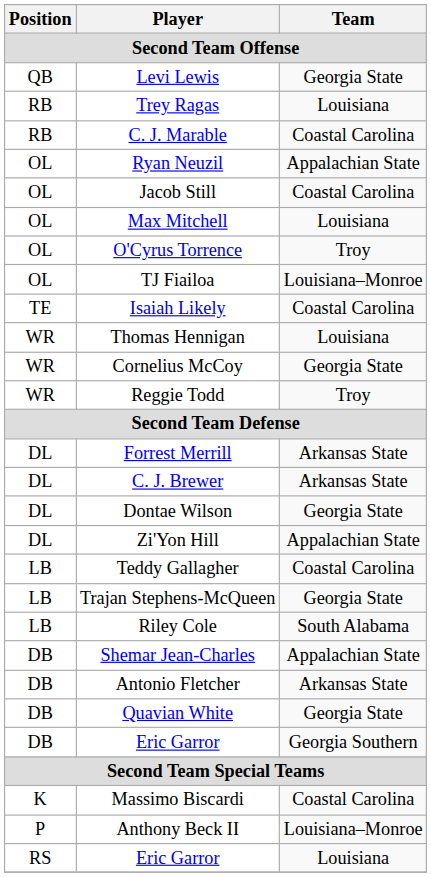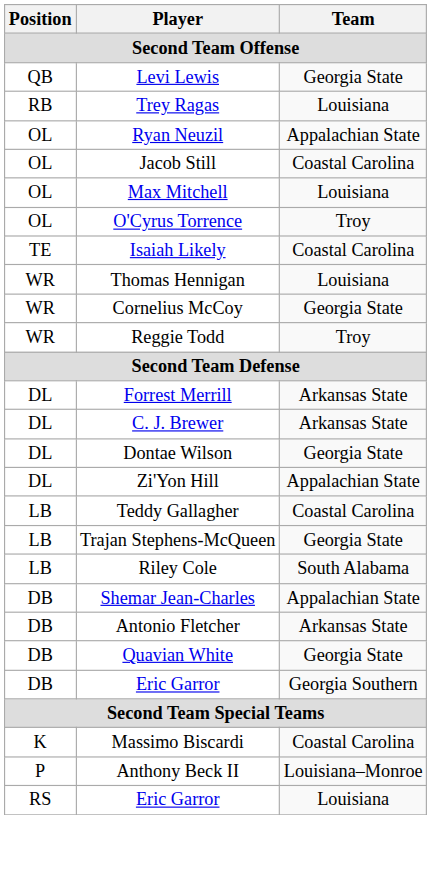- row: (40, 134)
- row: (40, 279)
